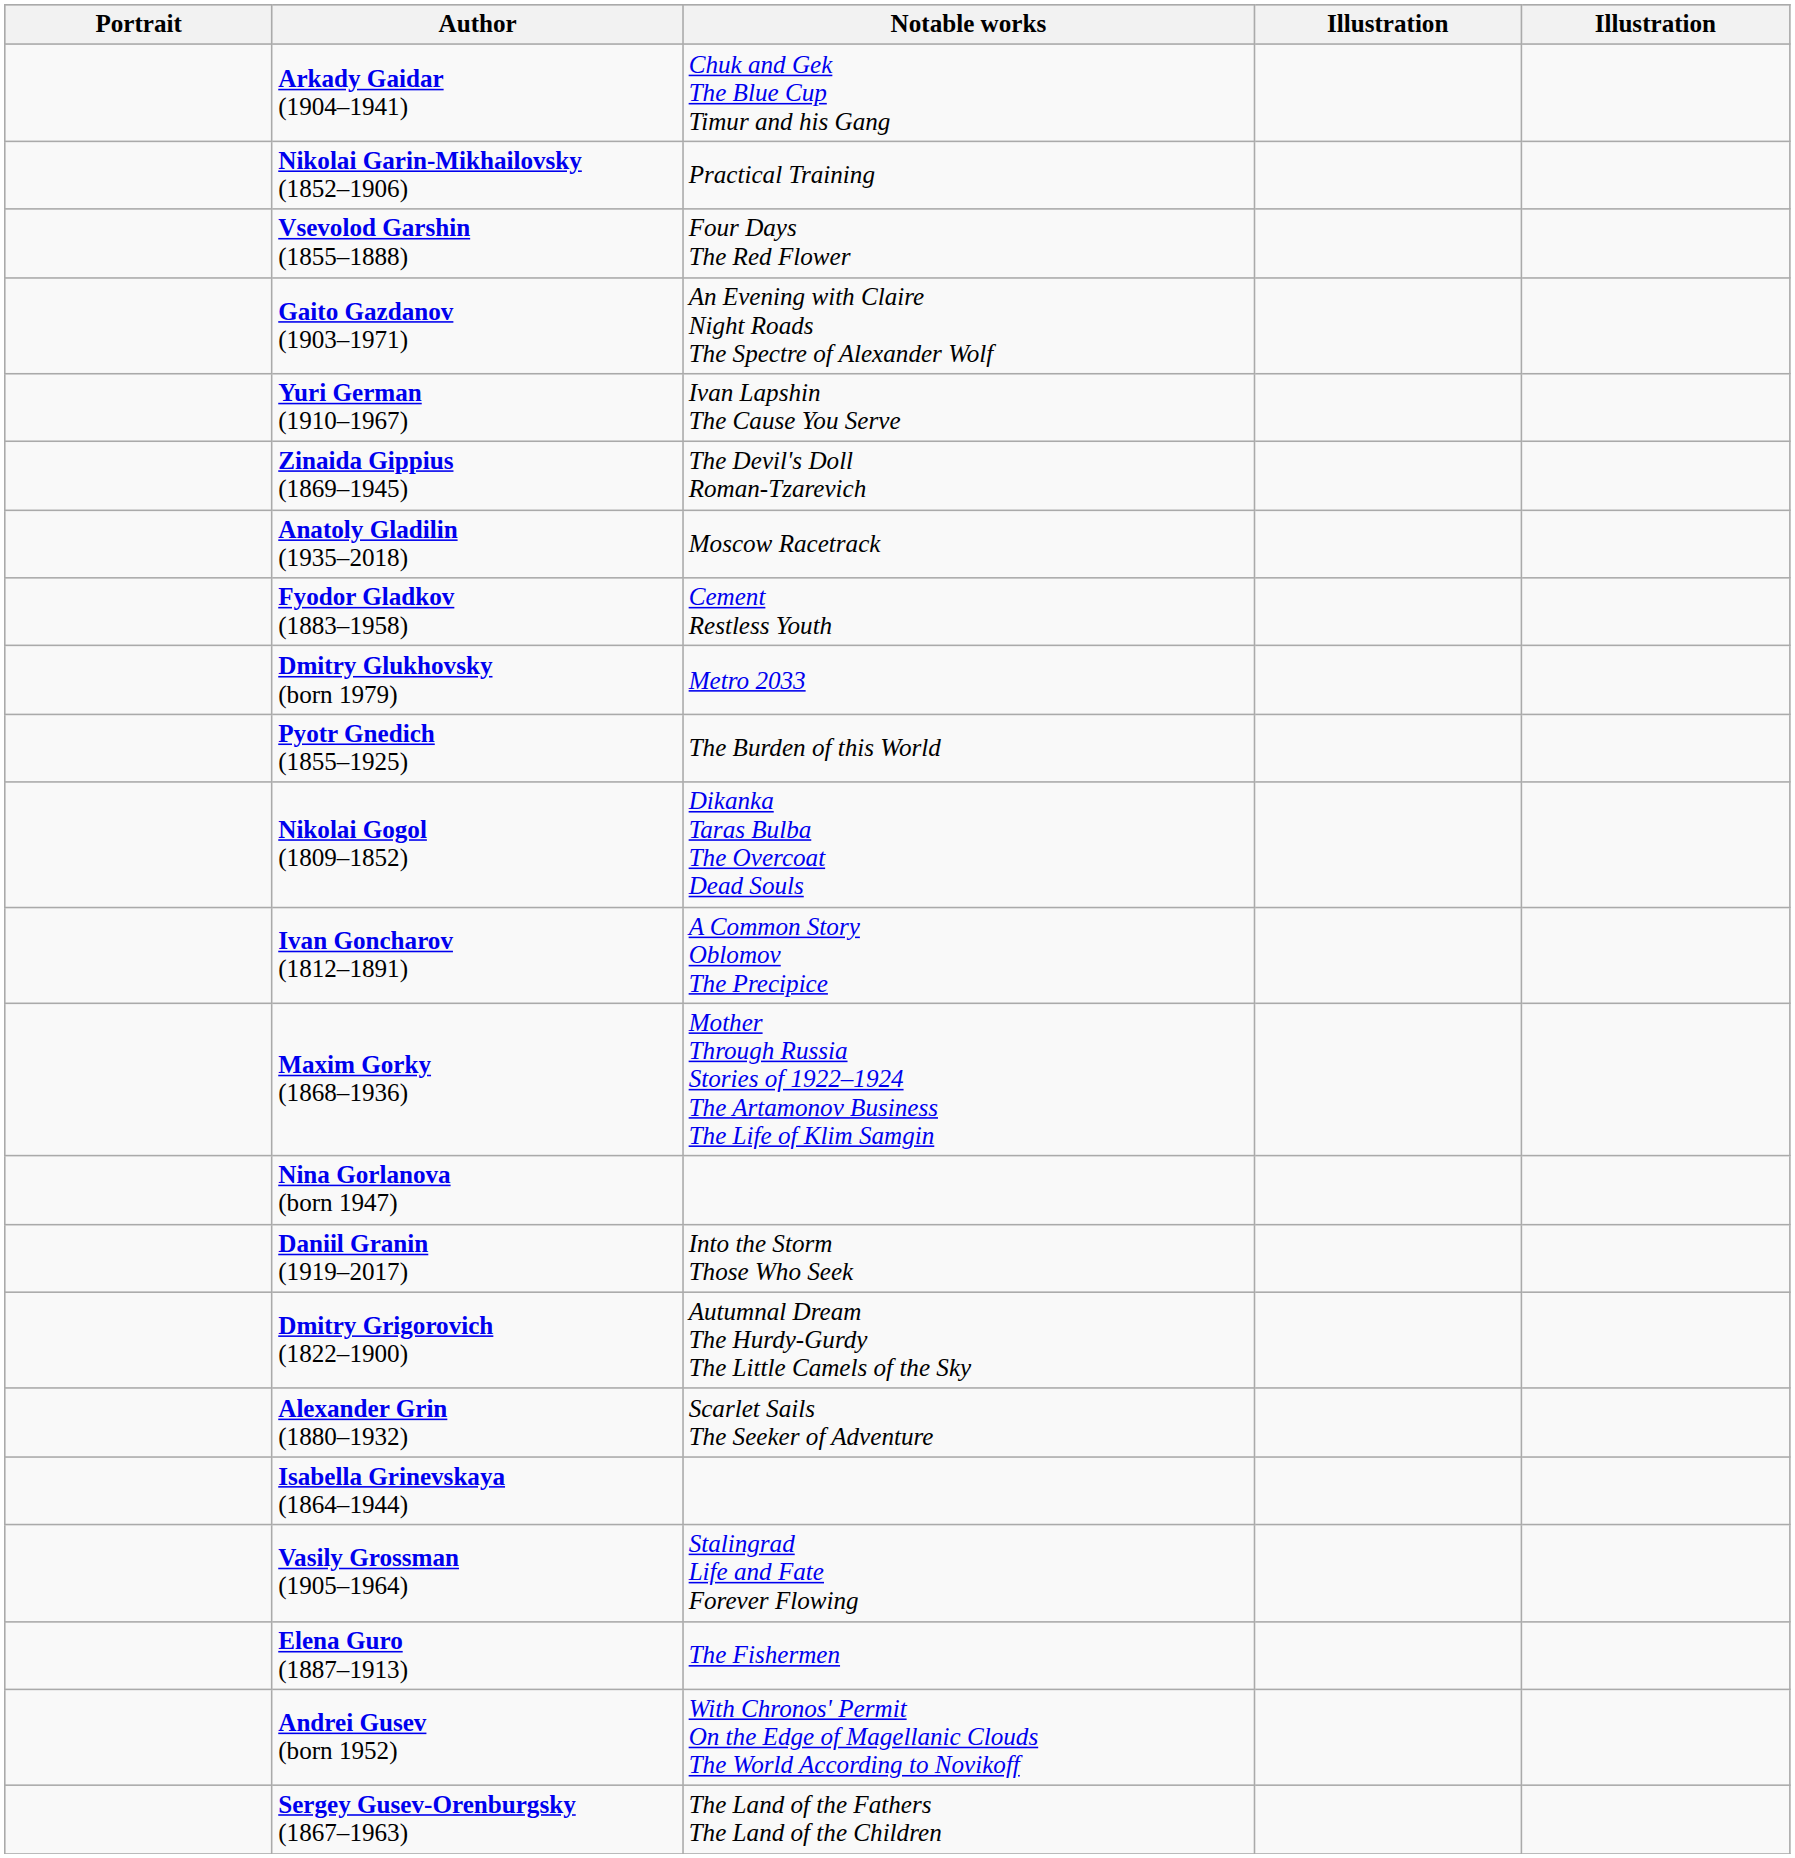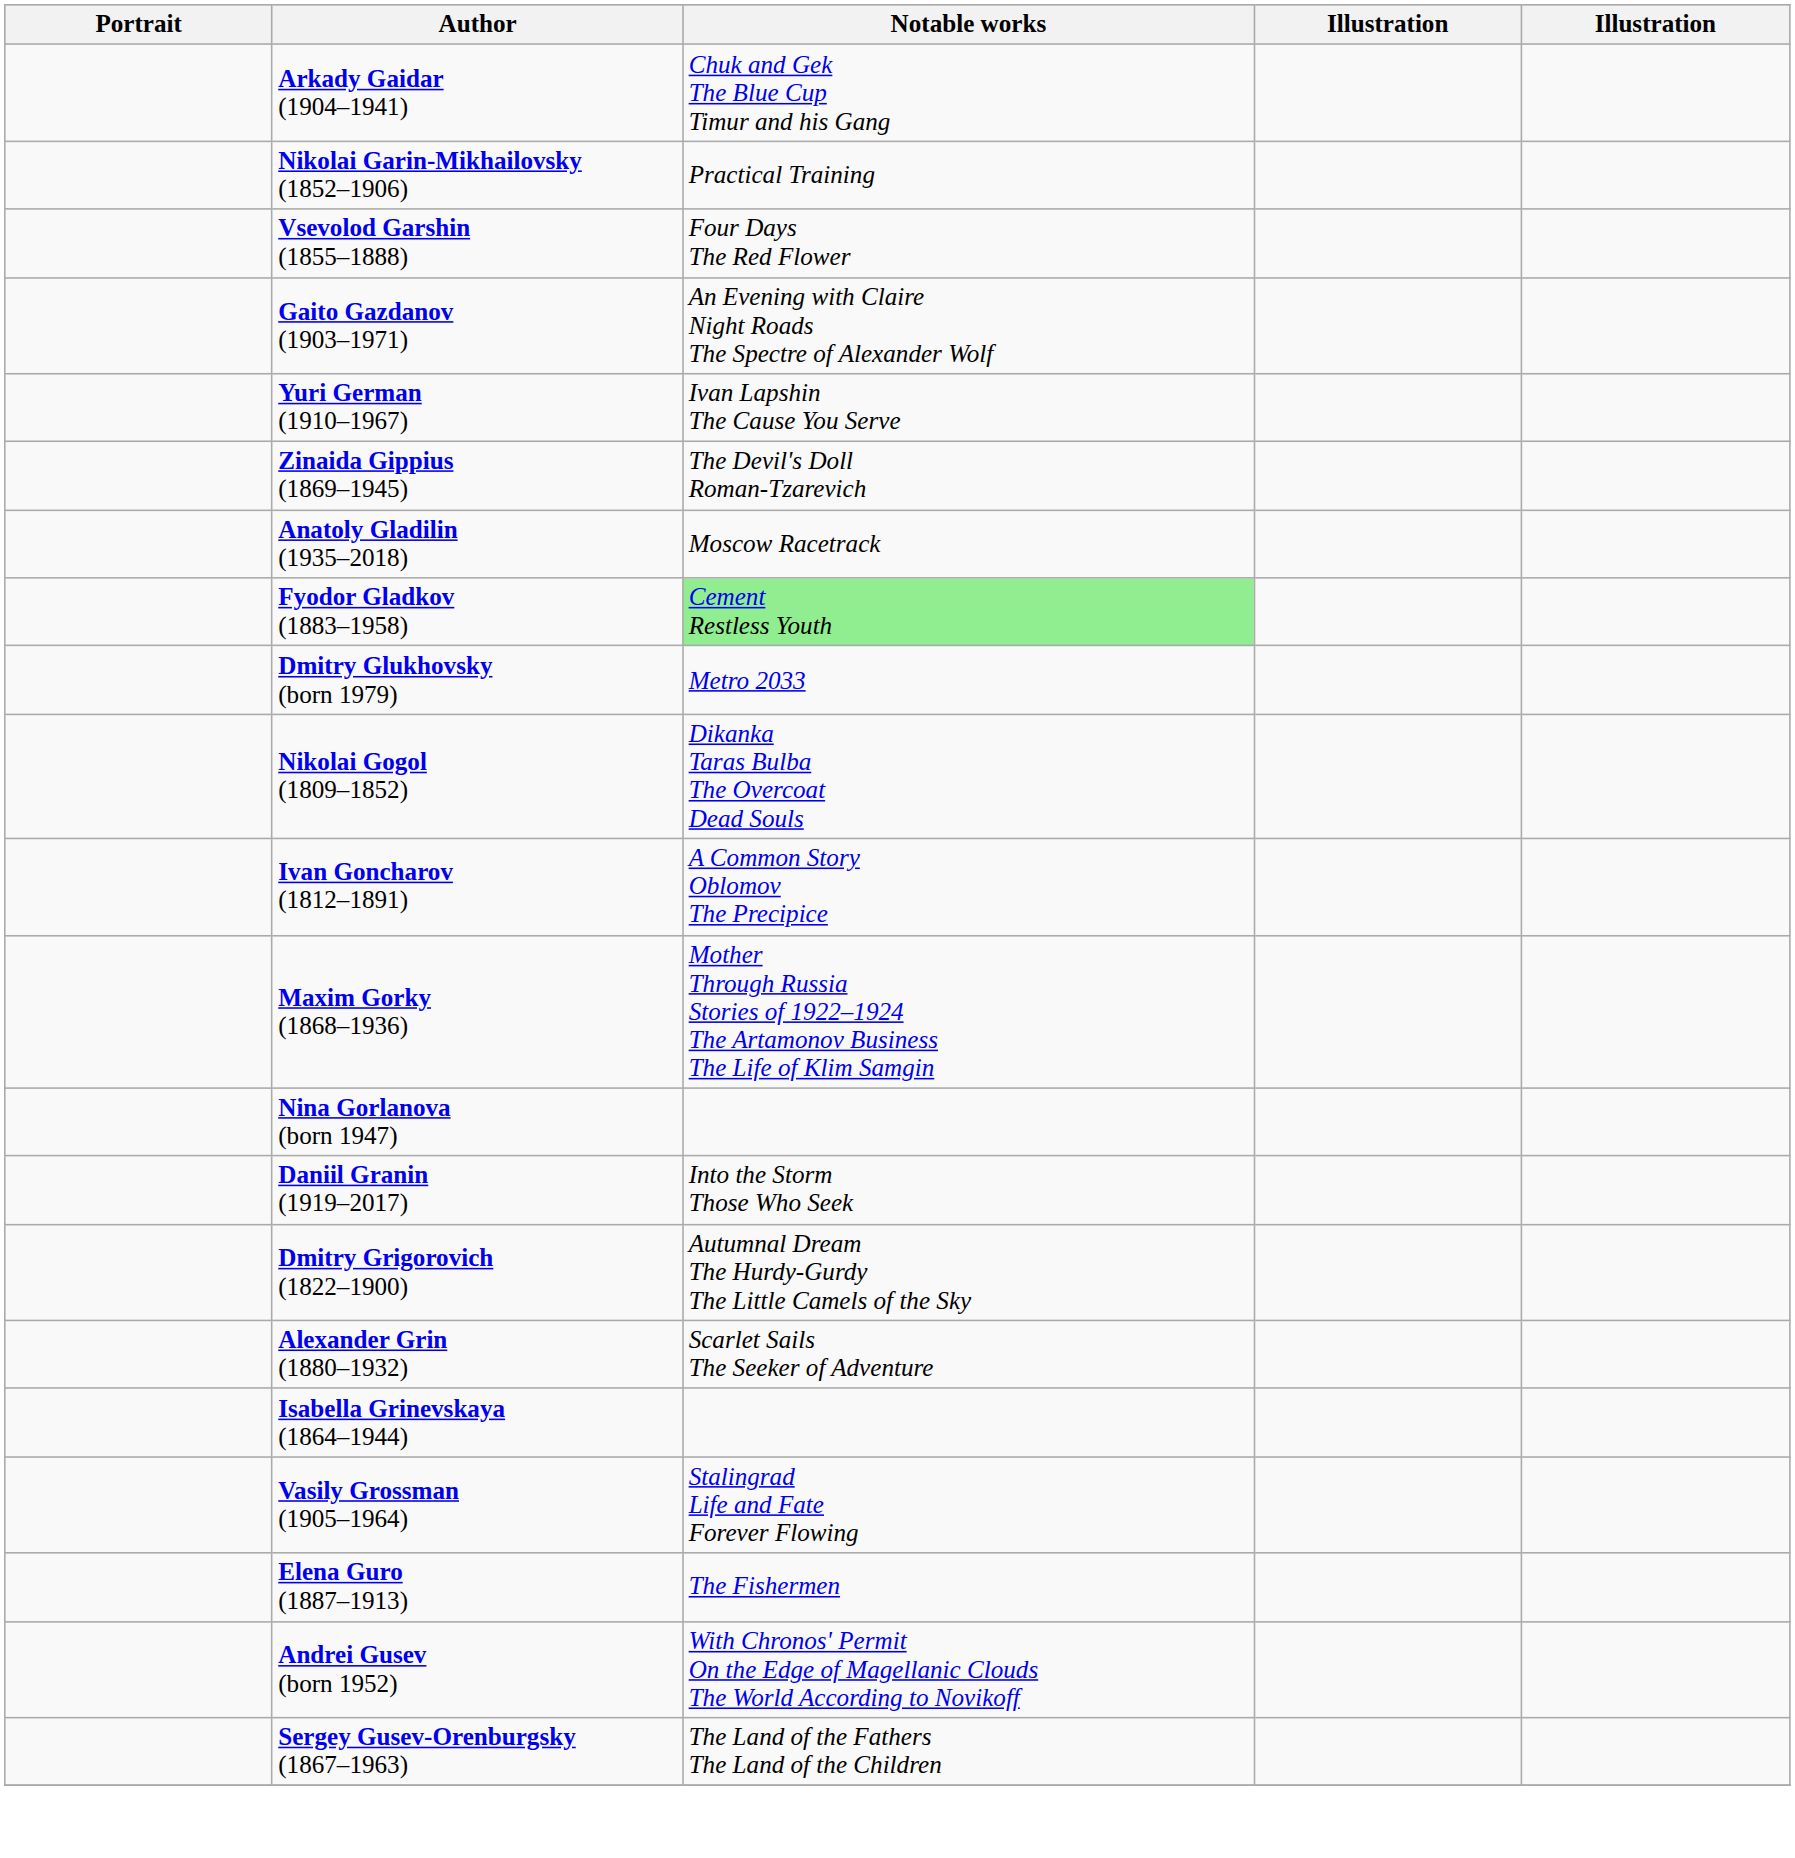(760, 611) no background -> (760, 611) lightgreen background
- row: (357, 747)
